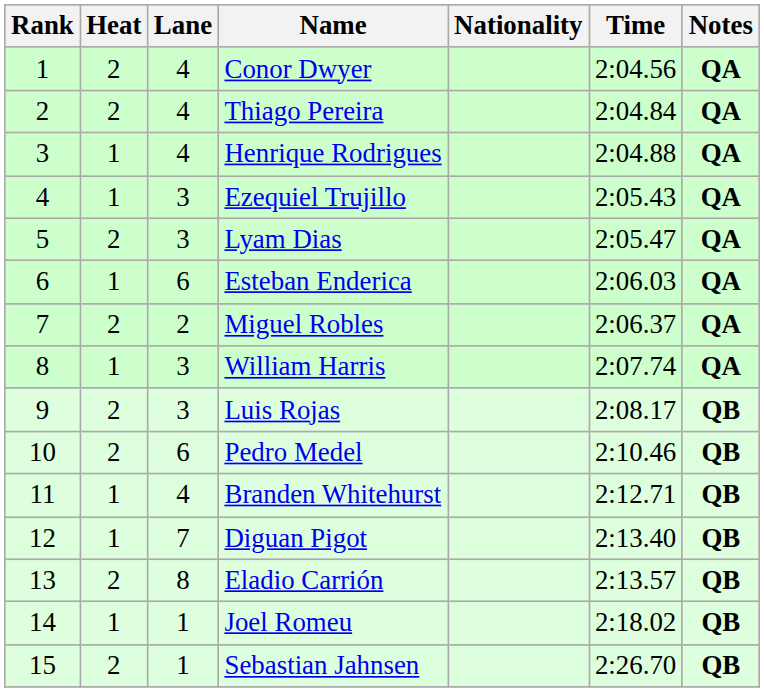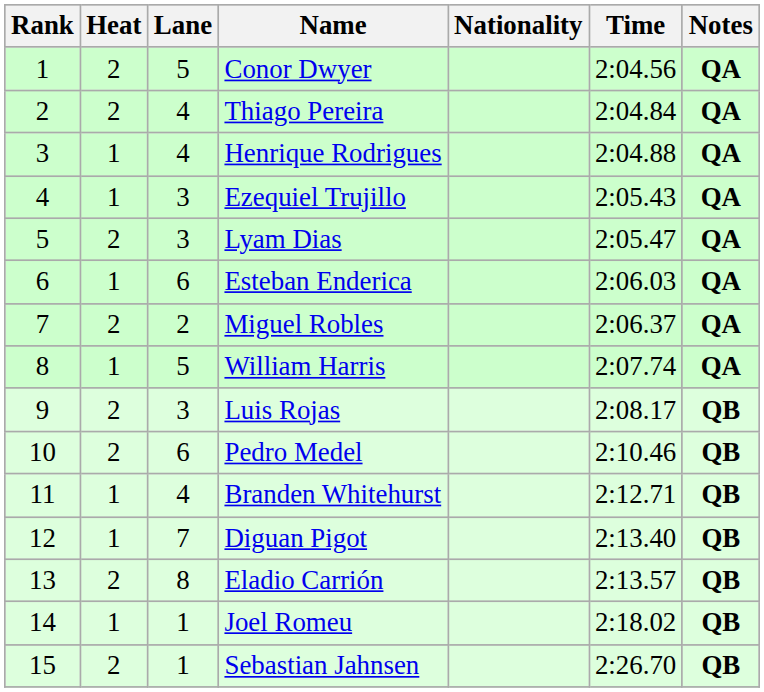(183, 68) 4 -> (183, 68) 5
(183, 366) 3 -> (183, 366) 5
